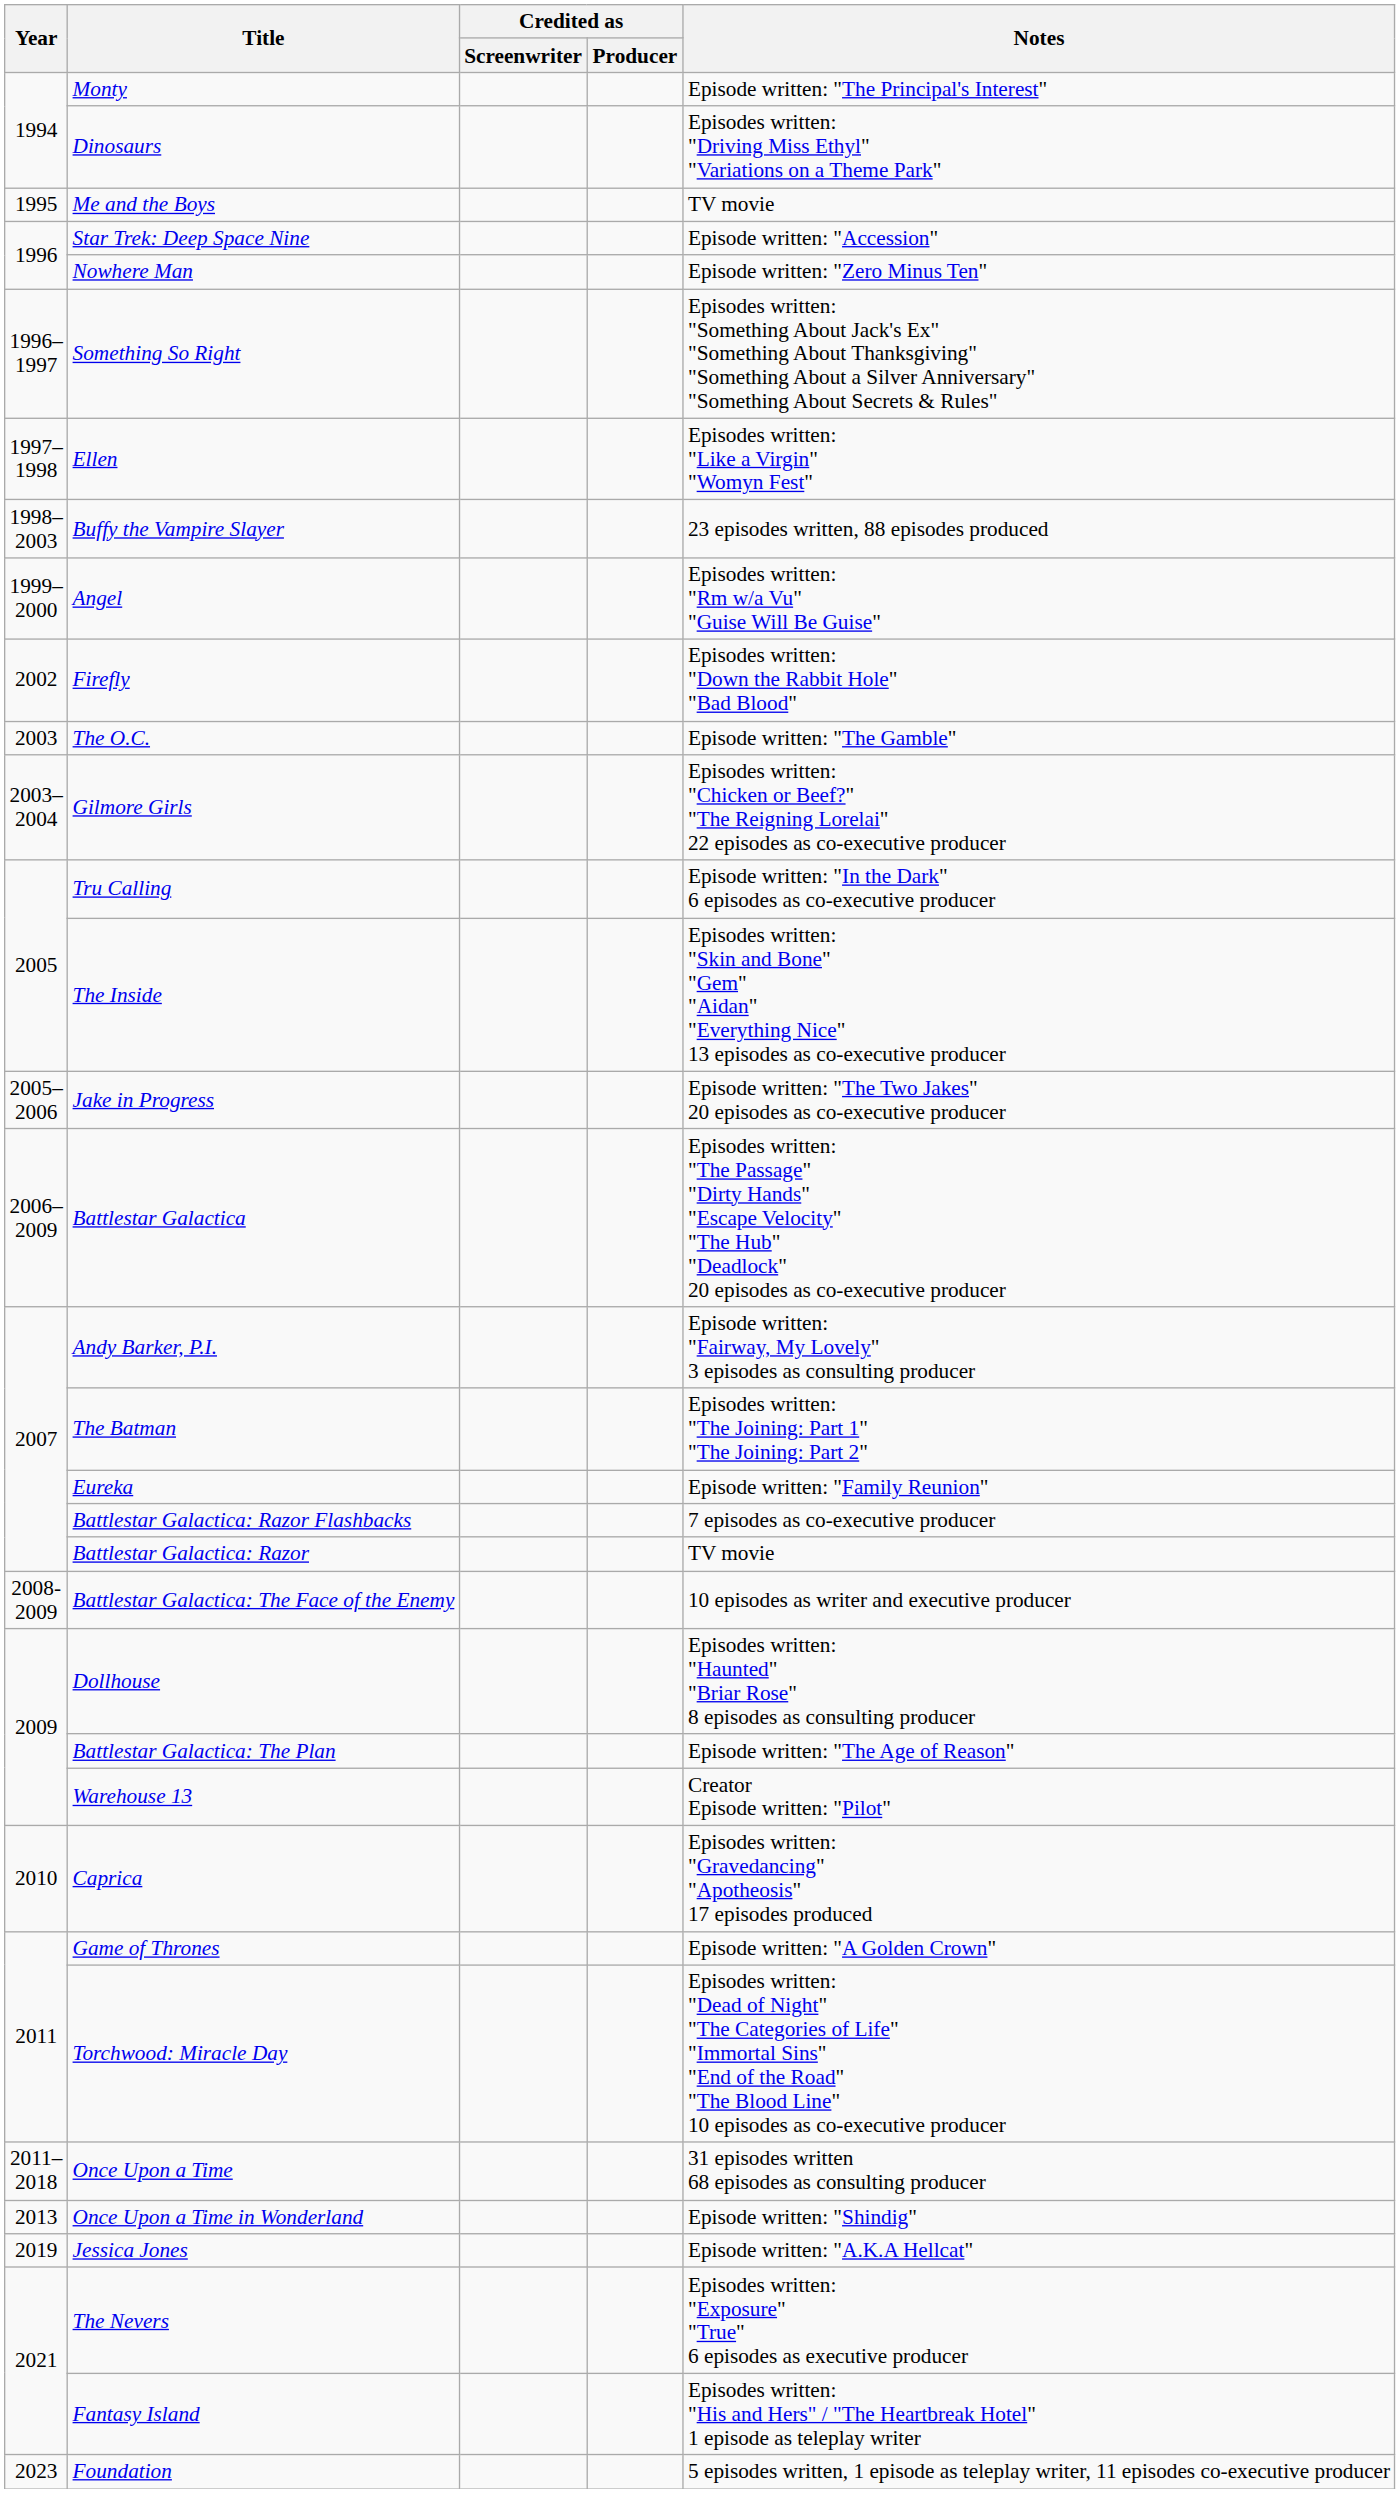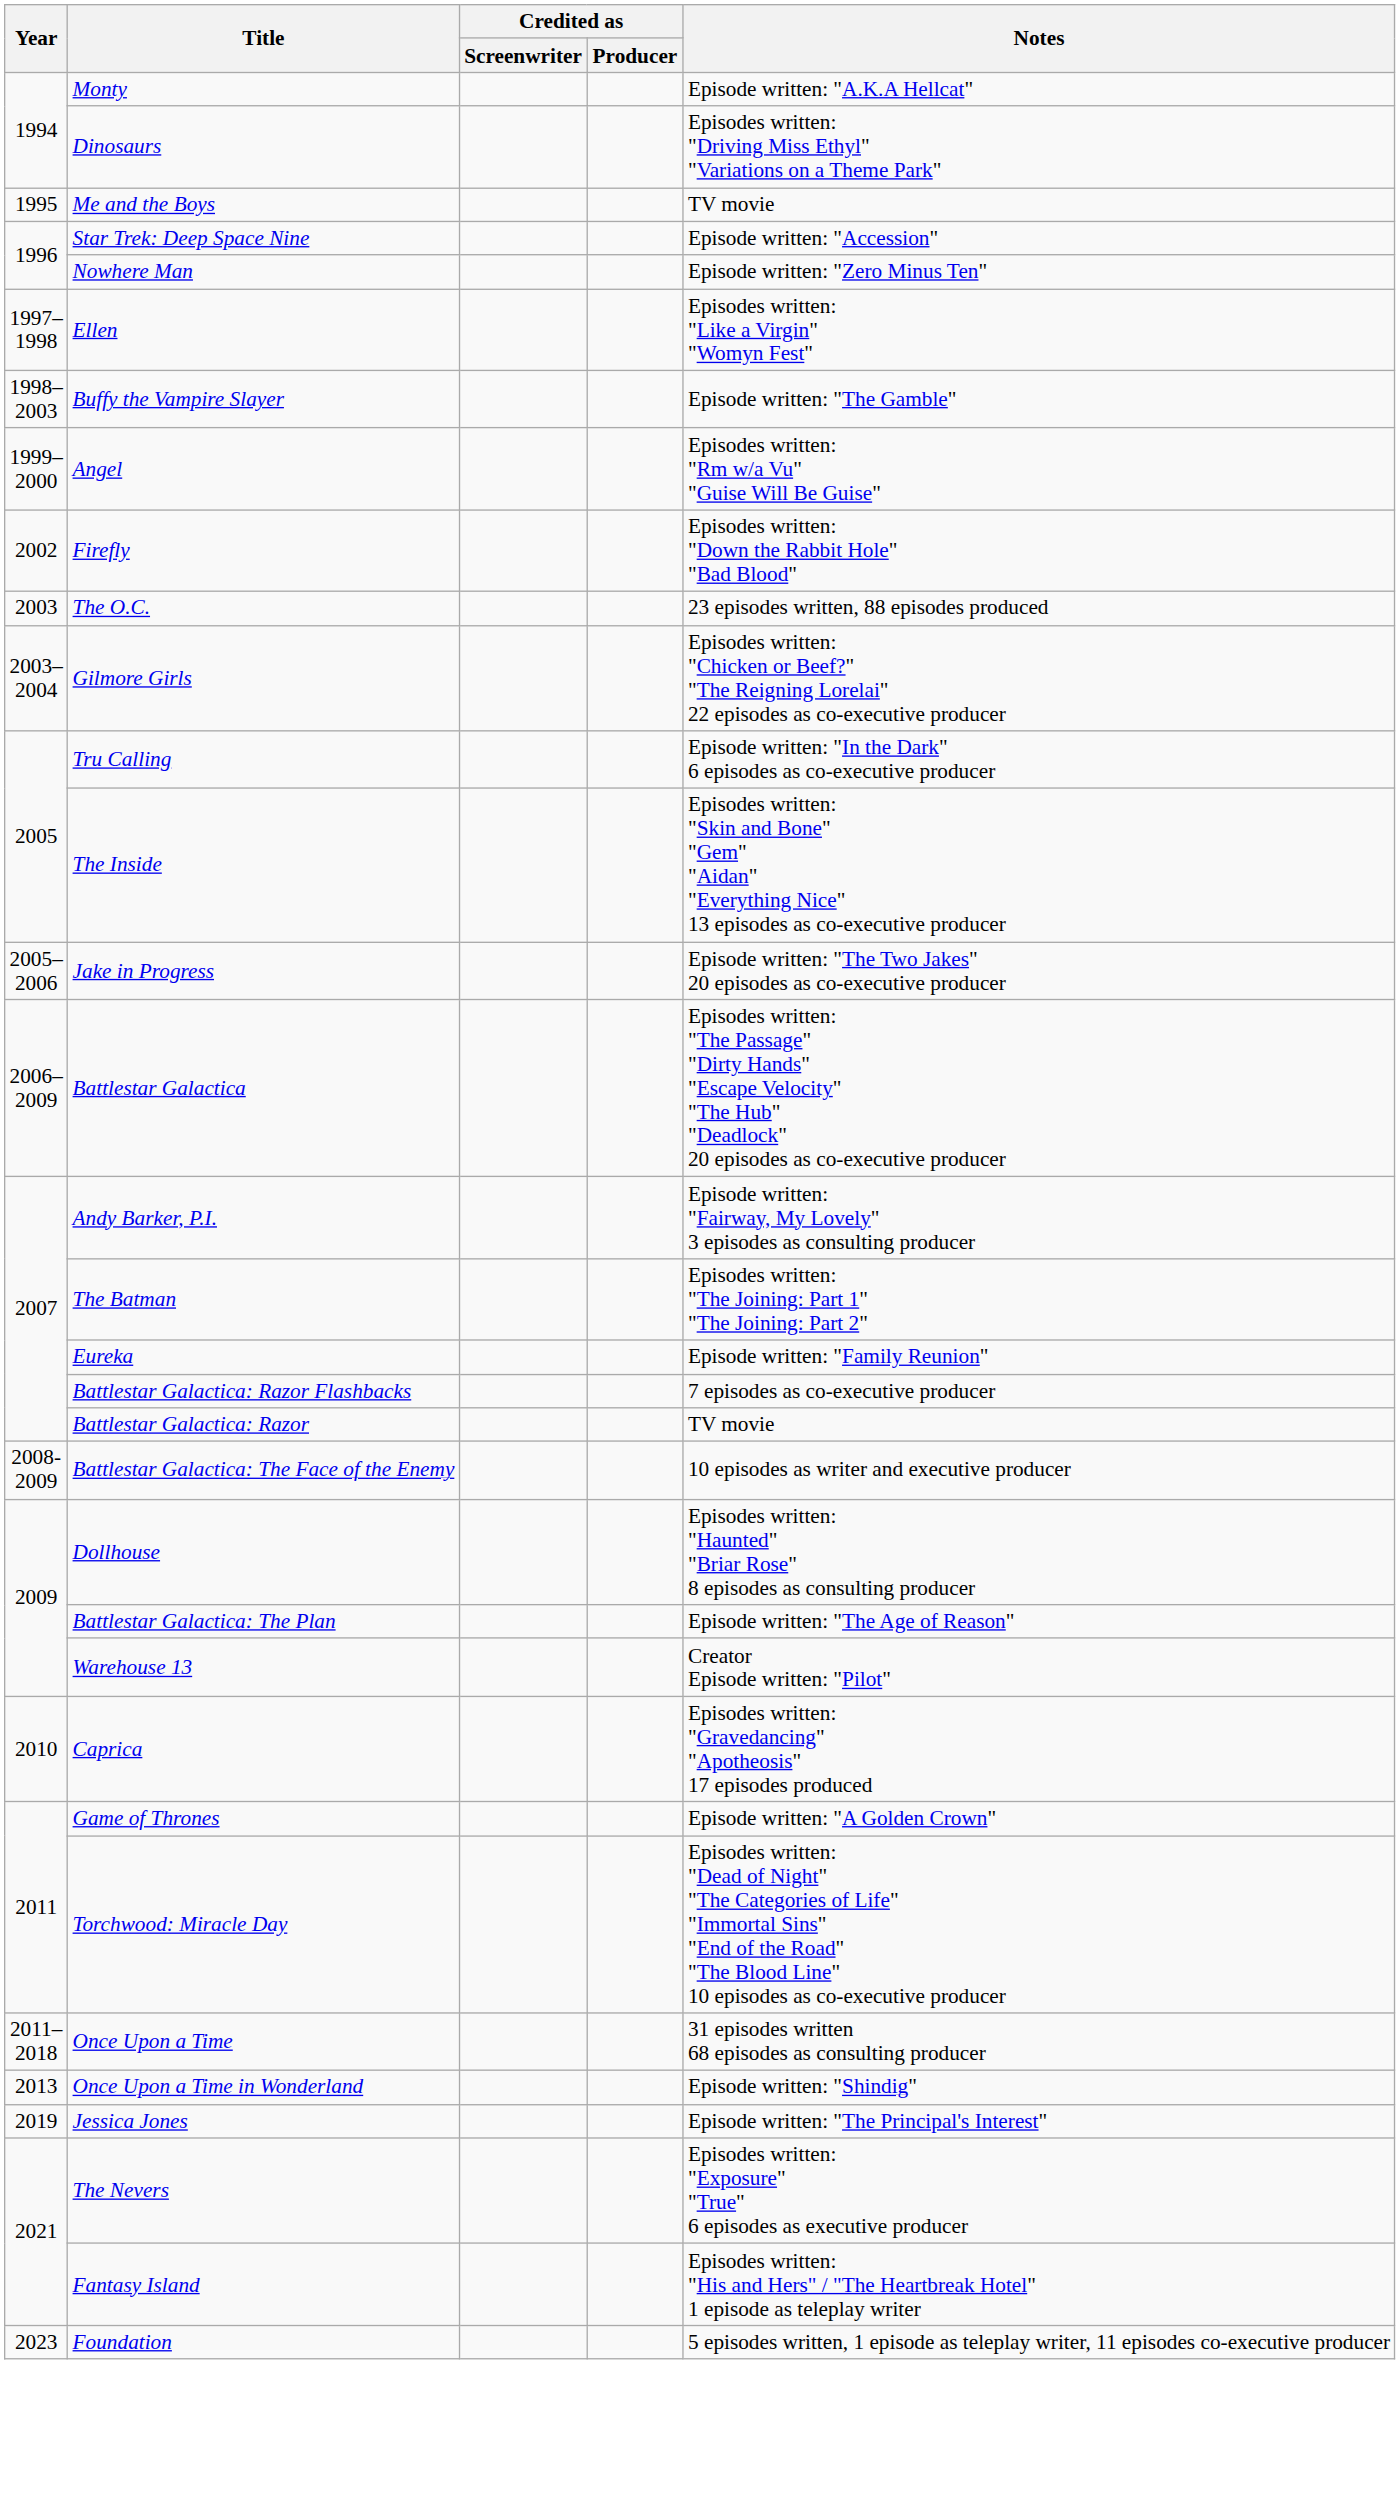(868, 88) Episode written: "The Principal's Interest" -> (831, 88) Episode written: "A.K.A Hellcat"
- row: (157, 353)
(868, 528) 23 episodes written, 88 episodes produced -> (822, 399) Episode written: "The Gamble"
(822, 737) Episode written: "The Gamble" -> (868, 608) 23 episodes written, 88 episodes produced
(831, 2250) Episode written: "A.K.A Hellcat" -> (868, 2120) Episode written: "The Principal's Interest"
